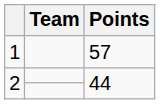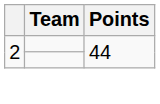- row: (15, 51)
